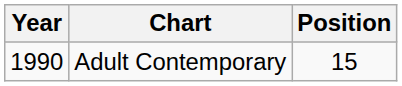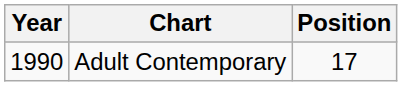(344, 61) 15 -> (344, 61) 17
